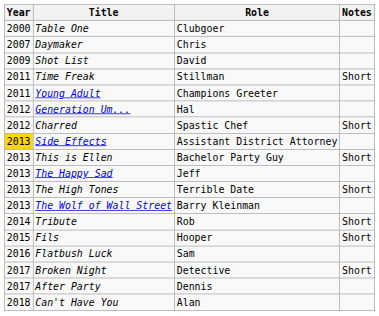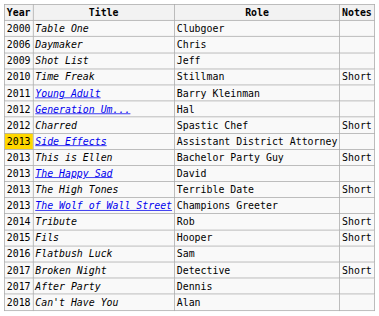(19, 45) 2007 -> (19, 45) 2006
(192, 61) David -> (189, 61) Jeff
(19, 77) 2011 -> (19, 77) 2010
(227, 93) Champions Greeter -> (218, 93) Barry Kleinman
(189, 173) Jeff -> (192, 173) David
(218, 206) Barry Kleinman -> (227, 206) Champions Greeter
